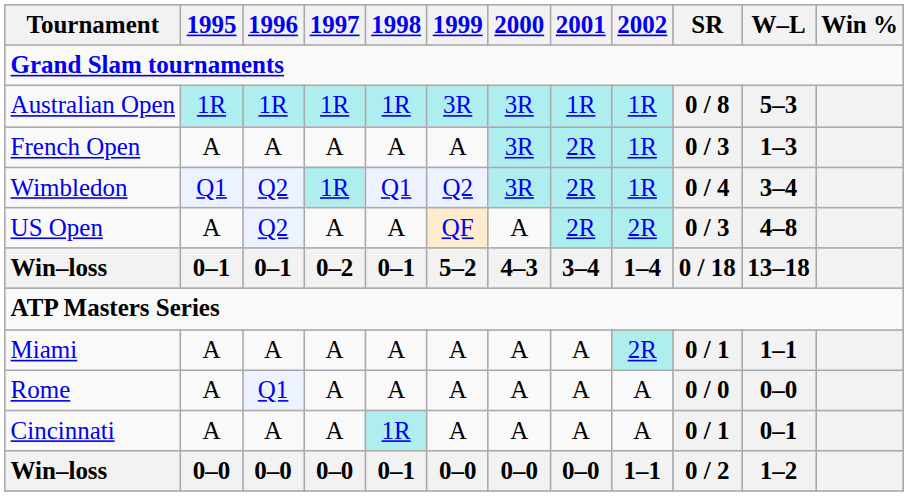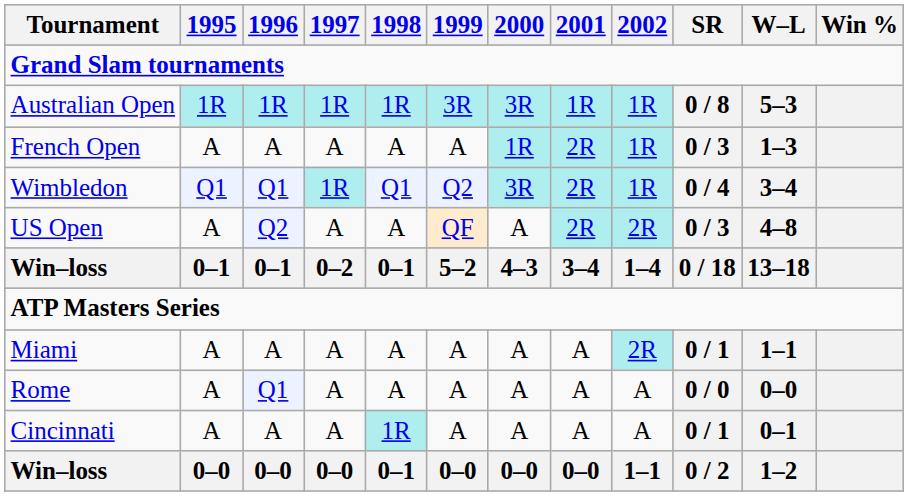(519, 145) 3R -> (519, 145) 1R
(273, 186) Q2 -> (273, 186) Q1
